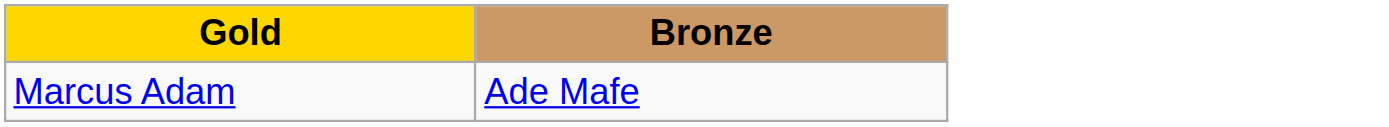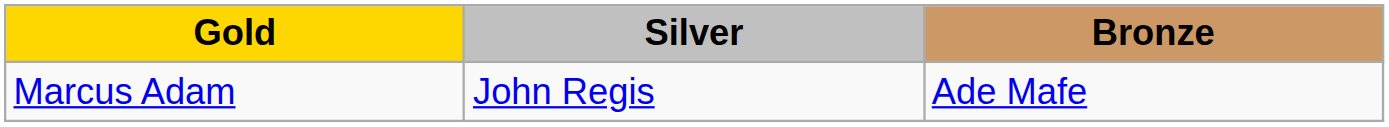+ column: (694, 33)
